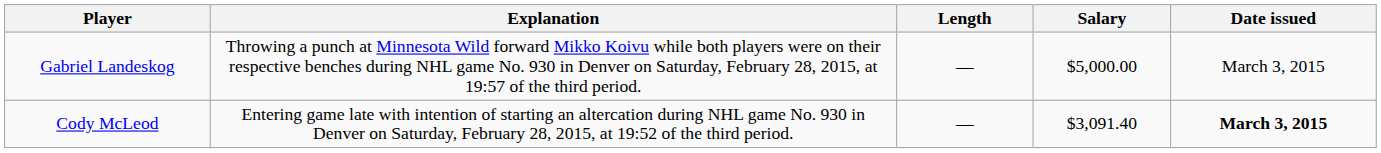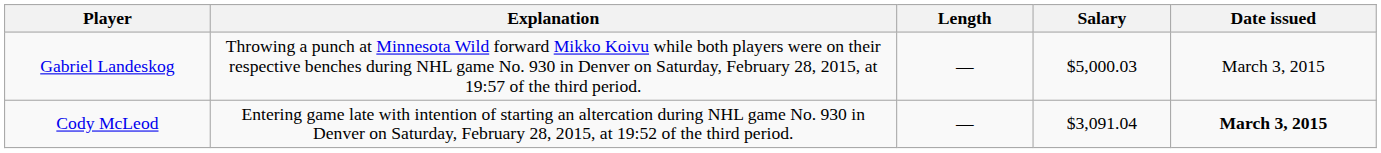(1102, 66) $5,000.00 -> (1102, 66) $5,000.03
(1102, 123) $3,091.40 -> (1102, 123) $3,091.04
